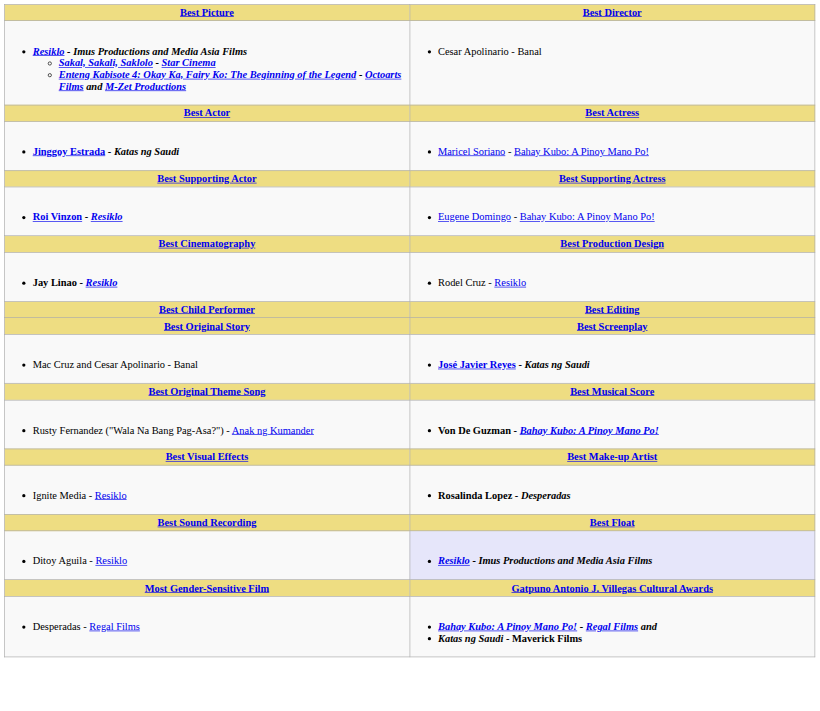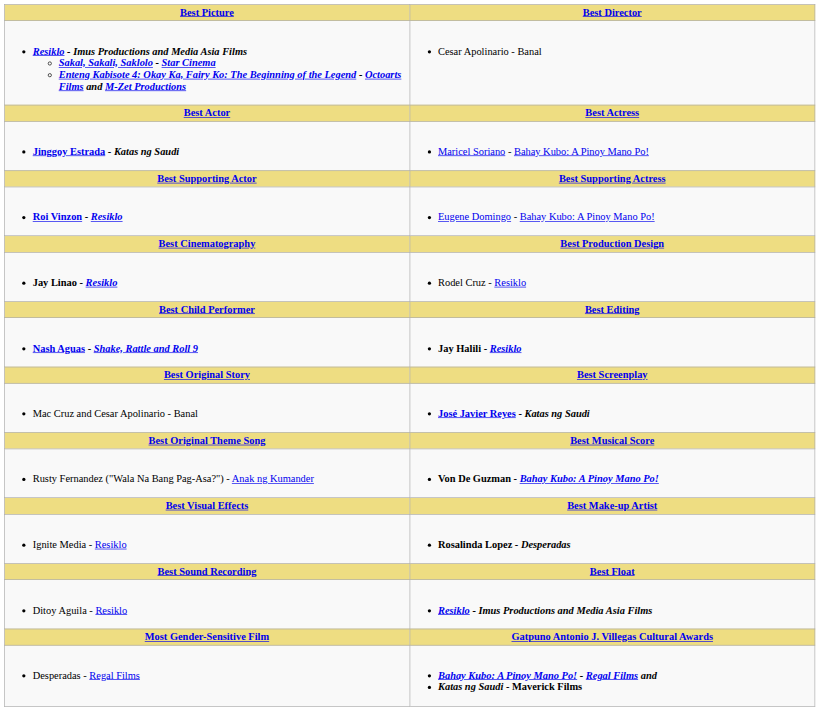+ row: (207, 348)
(612, 561) lavender background -> (612, 610) no background
